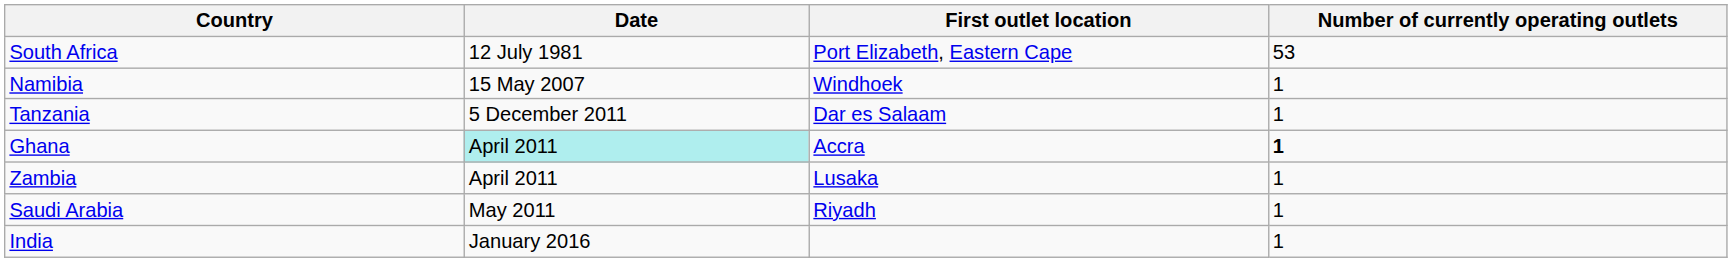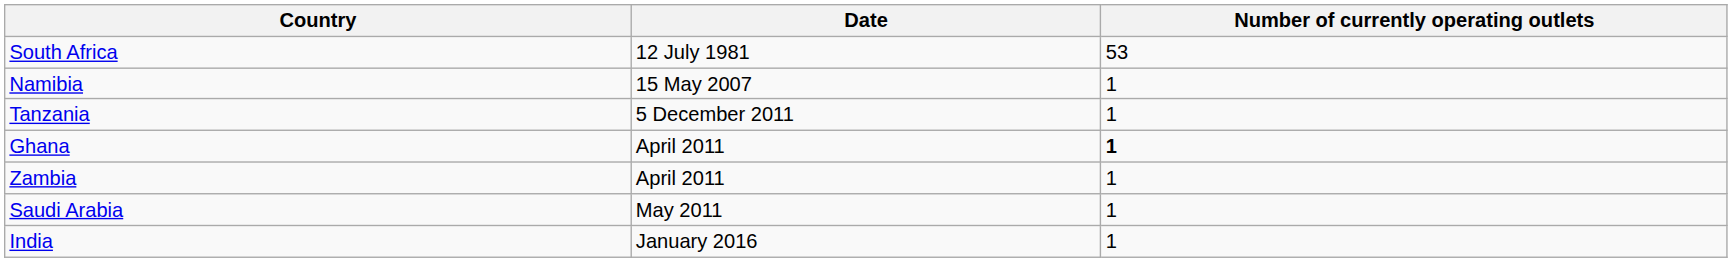- column: (1038, 20)
(513, 146) paleturquoise background -> (680, 146) no background
